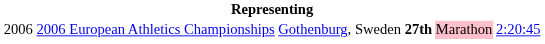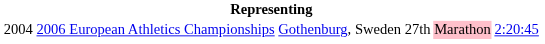(18, 29) 2006 -> (18, 29) 2004
(418, 29) bold -> (418, 29) normal
